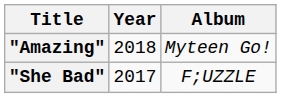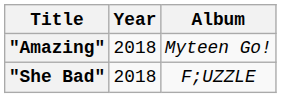(135, 77) 2017 -> (135, 77) 2018
